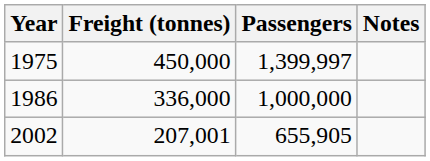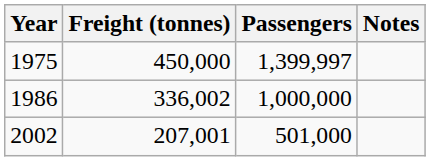(192, 98) 336,000 -> (192, 98) 336,002
(313, 135) 655,905 -> (313, 135) 501,000
